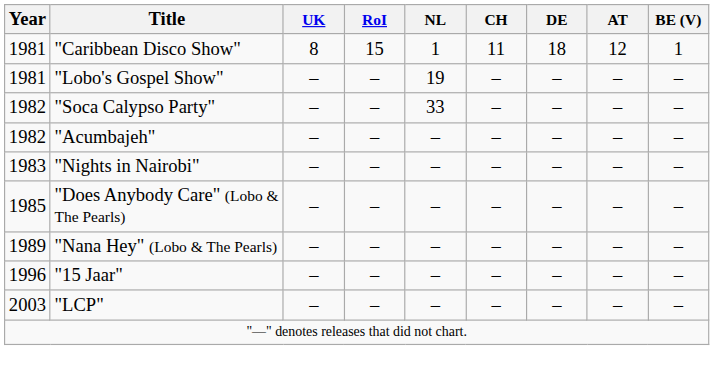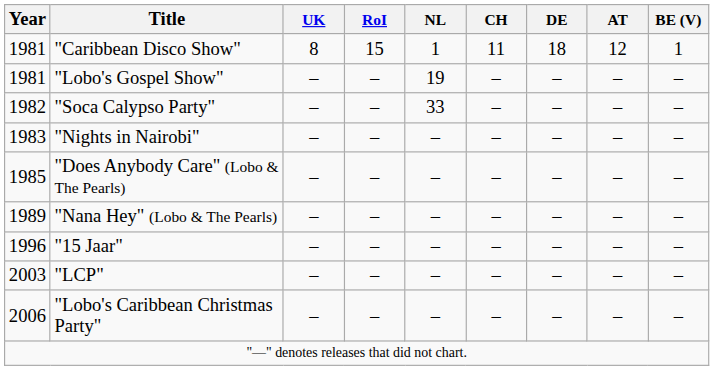- row: (105, 136)
+ row: (164, 315)
